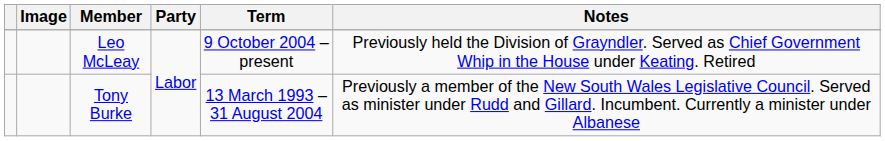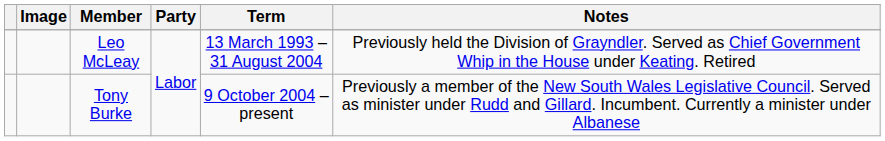(266, 52) 9 October 2004 – present -> (266, 52) 13 March 1993 – 31 August 2004
(266, 104) 13 March 1993 – 31 August 2004 -> (266, 104) 9 October 2004 – present
